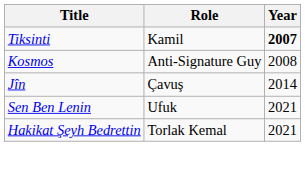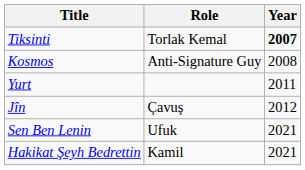(165, 38) Kamil -> (187, 38) Torlak Kemal
+ row: (20, 84)
(282, 84) 2014 -> (282, 107) 2012
(187, 130) Torlak Kemal -> (165, 152) Kamil
